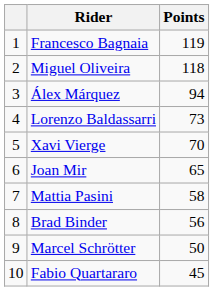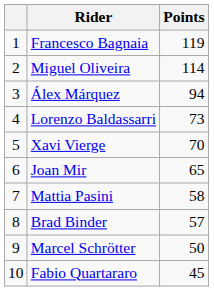(193, 68) 118 -> (193, 68) 114
(197, 221) 56 -> (197, 221) 57
